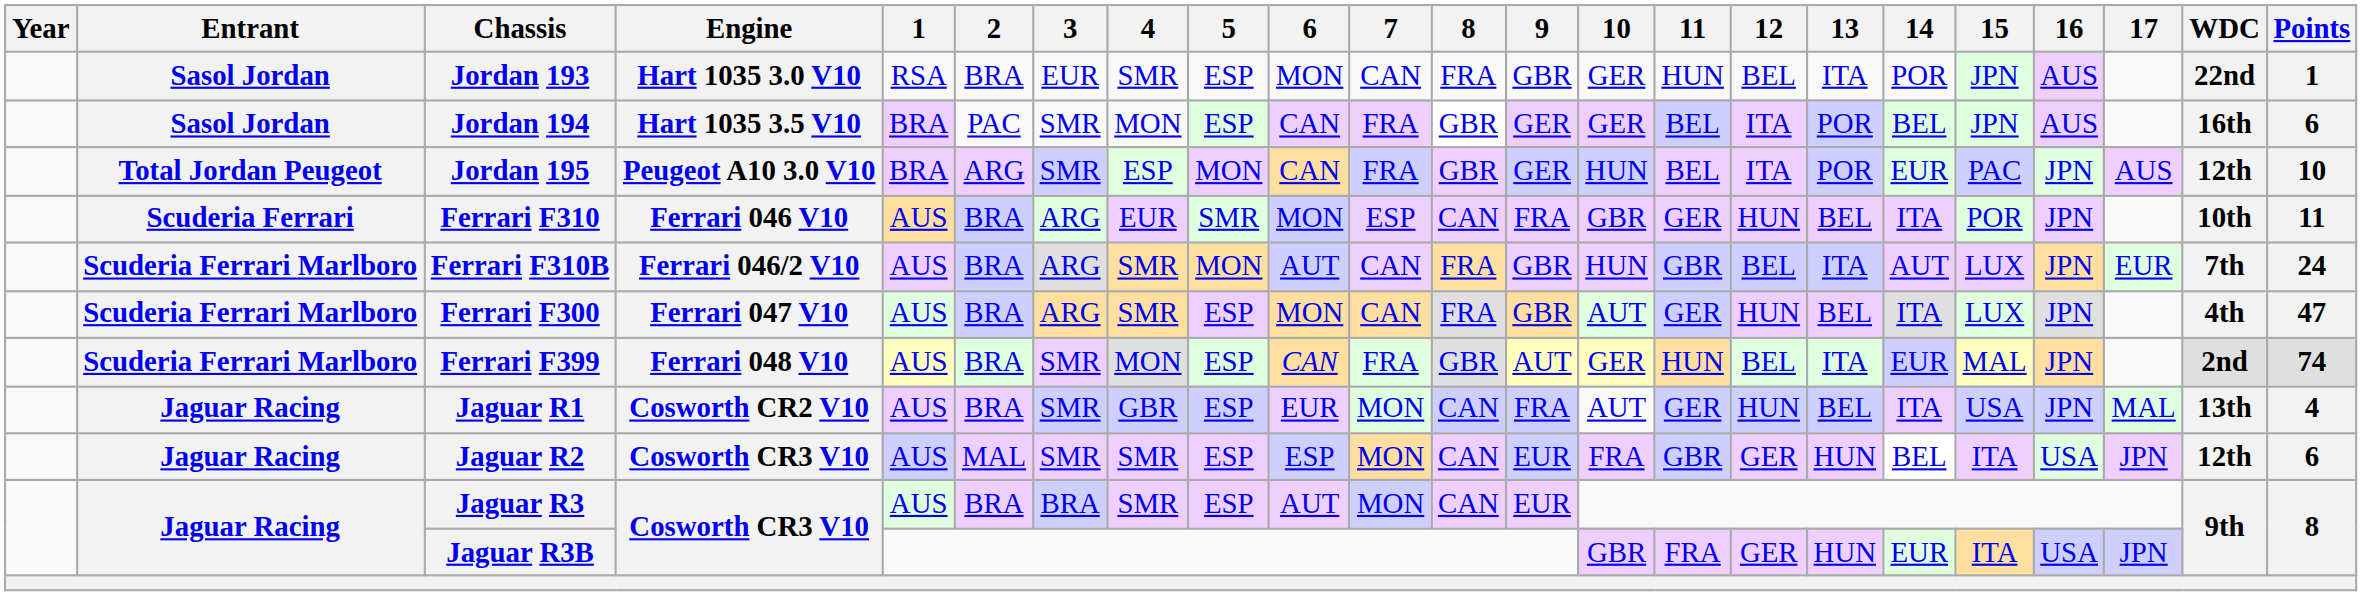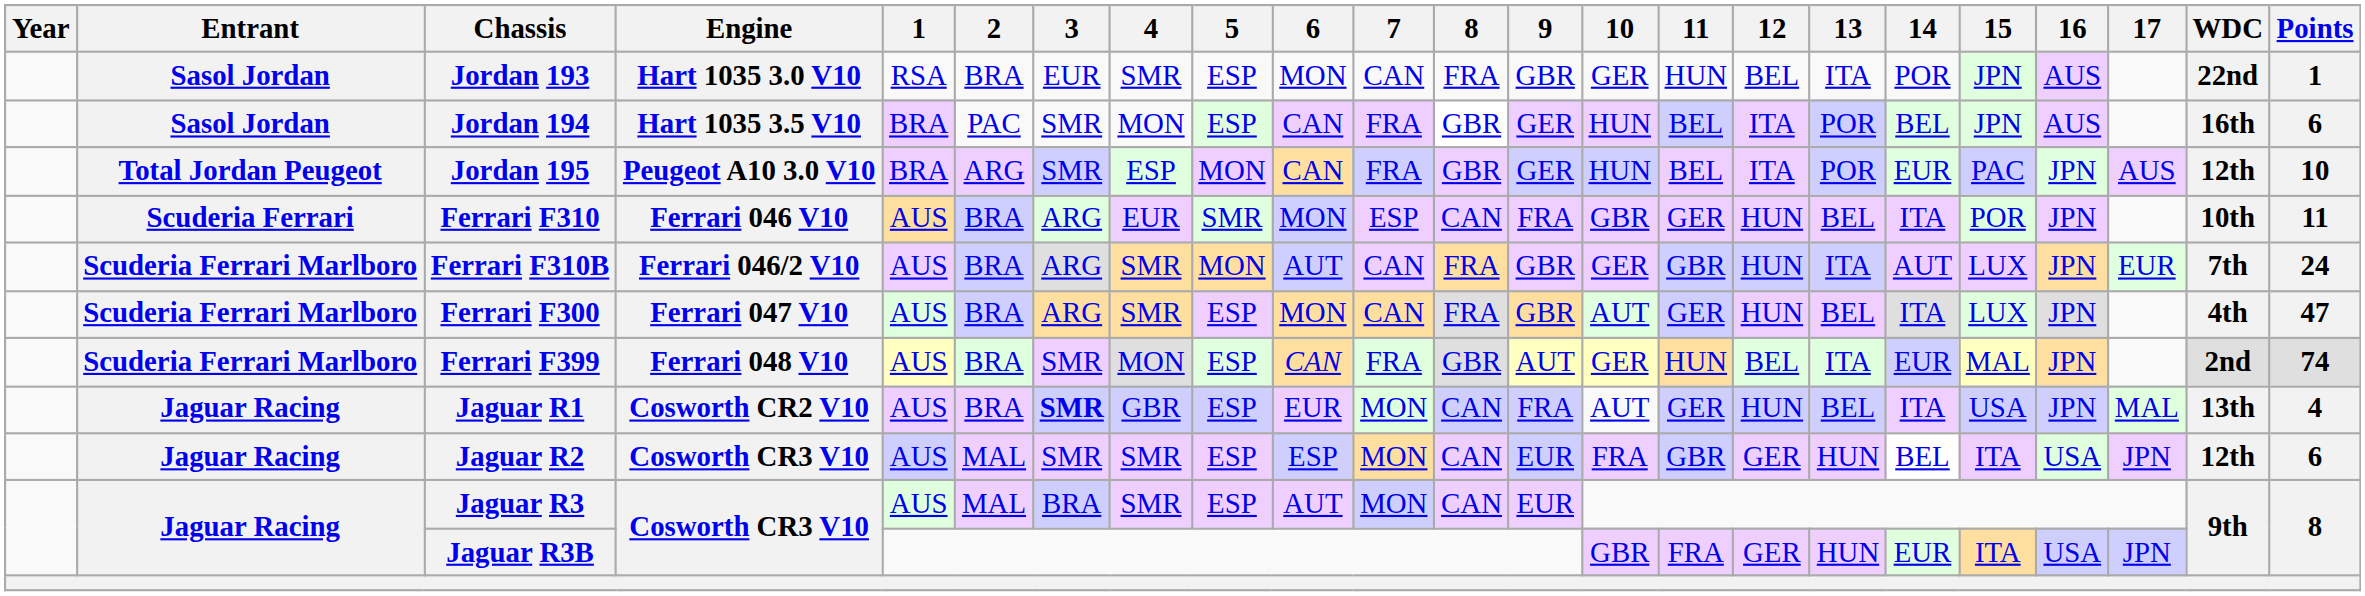(1617, 123) GER -> (1620, 123) HUN
(1617, 265) HUN -> (1620, 265) GER
(1769, 265) BEL -> (1772, 265) HUN
(1070, 408) normal -> (1072, 408) bold
(994, 503) BRA -> (994, 503) MAL
